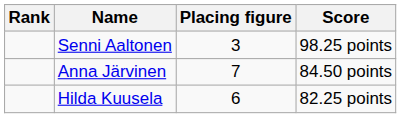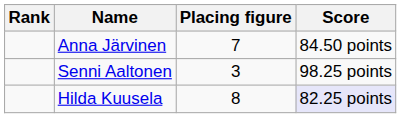rows swapped: (115, 44) <-> (112, 71)
(236, 98) 6 -> (236, 98) 8
(346, 98) no background -> (346, 98) lavender background
